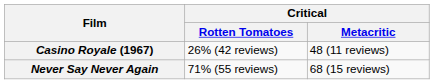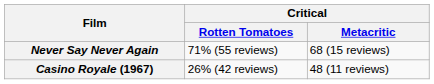rows swapped: (95, 50) <-> (95, 69)
